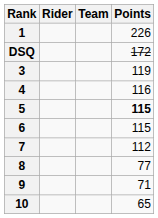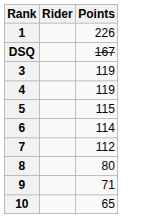- column: (93, 14)
(141, 52) 172 -> (105, 52) 167
(141, 90) 116 -> (105, 90) 119
(141, 109) bold -> (105, 109) normal
(141, 128) 115 -> (105, 128) 114
(144, 166) 77 -> (108, 166) 80
